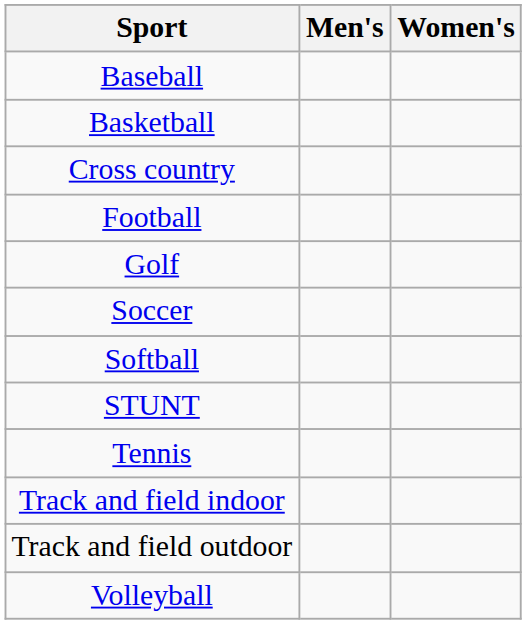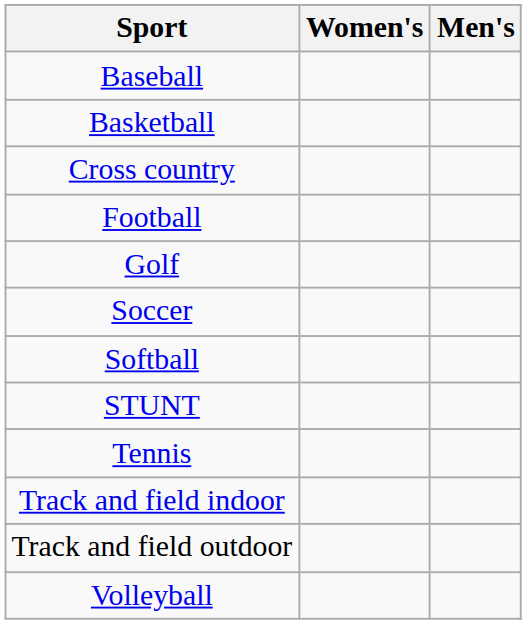columns swapped: (345, 28) <-> (456, 28)
